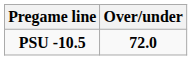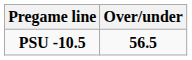(143, 42) 72.0 -> (143, 42) 56.5
